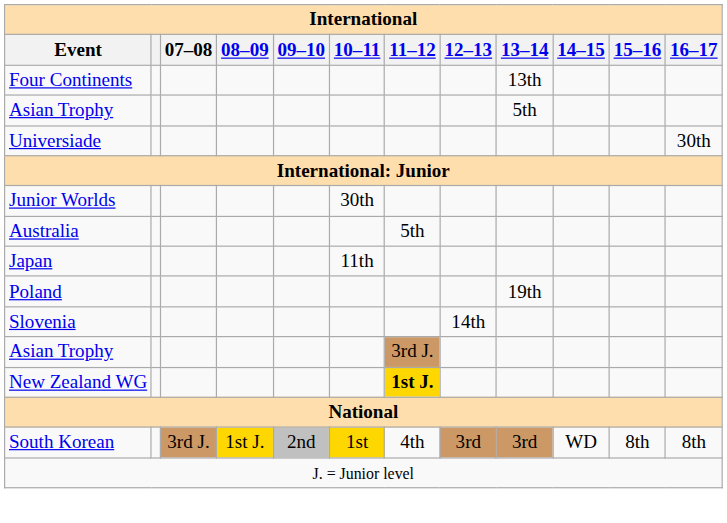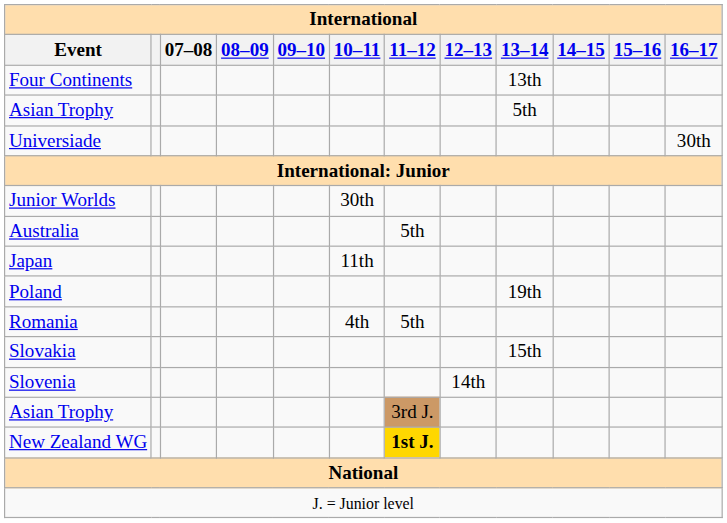+ row: (43, 321)
+ row: (42, 351)
- row: (62, 442)
